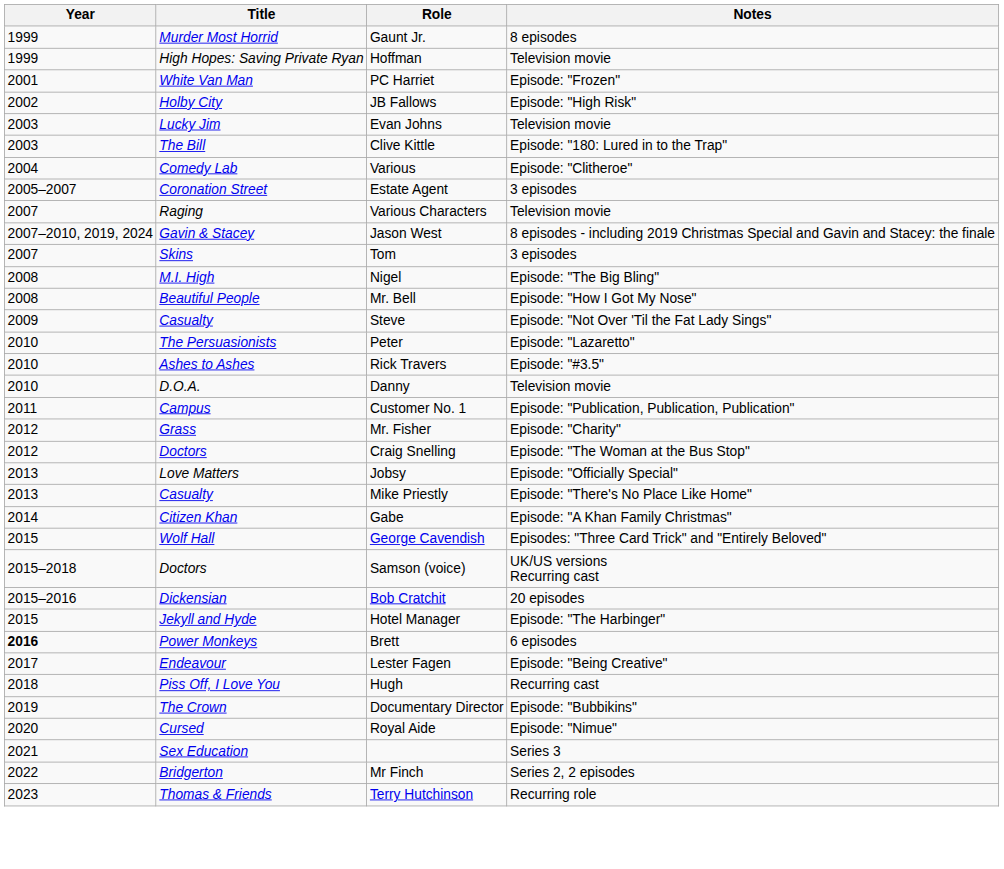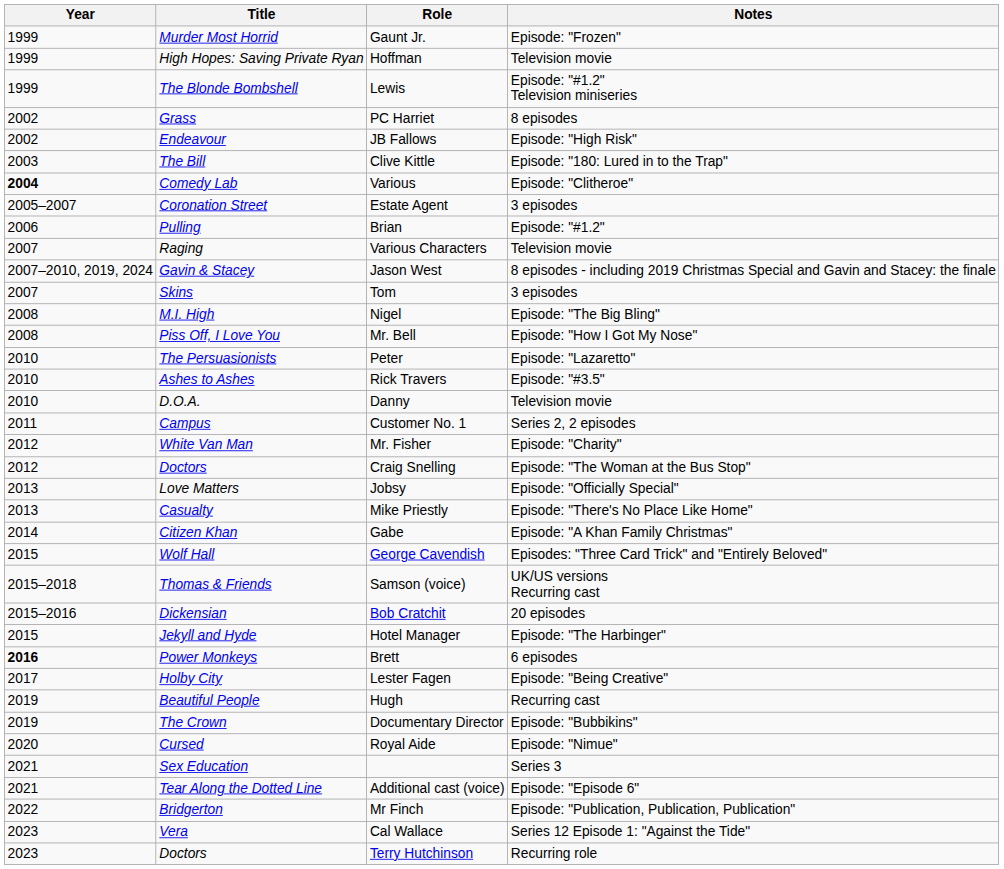(543, 37) 8 episodes -> (566, 37) Episode: "Frozen"
+ row: (387, 88)
(23, 80) 2001 -> (23, 118) 2002
(206, 80) White Van Man -> (178, 118) Grass
(565, 80) Episode: "Frozen" -> (544, 118) 8 episodes
(191, 102) Holby City -> (193, 140) Endeavour
- row: (406, 124)
(23, 168) normal -> (23, 183) bold
+ row: (386, 227)
(209, 299) Beautiful People -> (220, 336) Piss Off, I Love You
- row: (387, 320)
(652, 408) Episode: "Publication, Publication, Publication" -> (573, 423) Series 2, 2 episodes
(178, 430) Grass -> (206, 445) White Van Man
(183, 568) Doctors -> (216, 584) Thomas & Friends
(193, 663) Endeavour -> (191, 679) Holby City
(23, 685) 2018 -> (23, 701) 2019
(220, 685) Piss Off, I Love You -> (209, 701) Beautiful People
+ row: (437, 788)
(572, 772) Series 2, 2 episodes -> (653, 810) Episode: "Publication, Publication, Publication"
+ row: (406, 831)
(216, 794) Thomas & Friends -> (183, 853) Doctors
